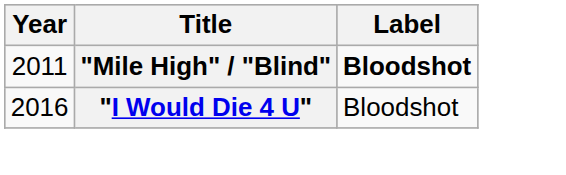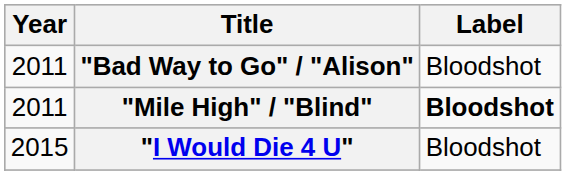+ row: (247, 66)
(40, 107) 2016 -> (40, 148) 2015
